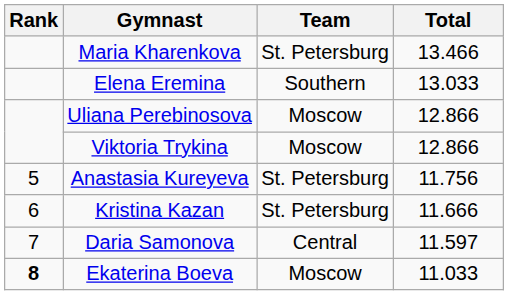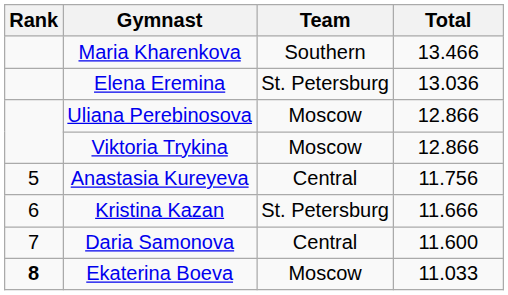(325, 52) St. Petersburg -> (325, 52) Southern
(325, 83) Southern -> (325, 83) St. Petersburg
(448, 83) 13.033 -> (448, 83) 13.036
(325, 178) St. Petersburg -> (325, 178) Central
(448, 242) 11.597 -> (448, 242) 11.600
